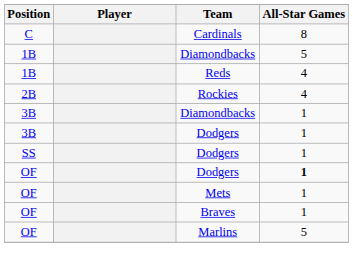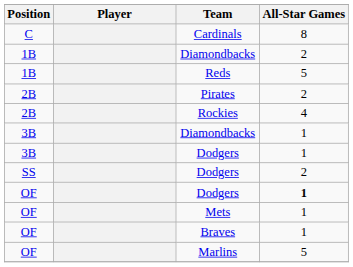(304, 53) 5 -> (304, 53) 2
(304, 73) 4 -> (304, 73) 5
+ row: (29, 93)
(304, 152) 1 -> (304, 172) 2
